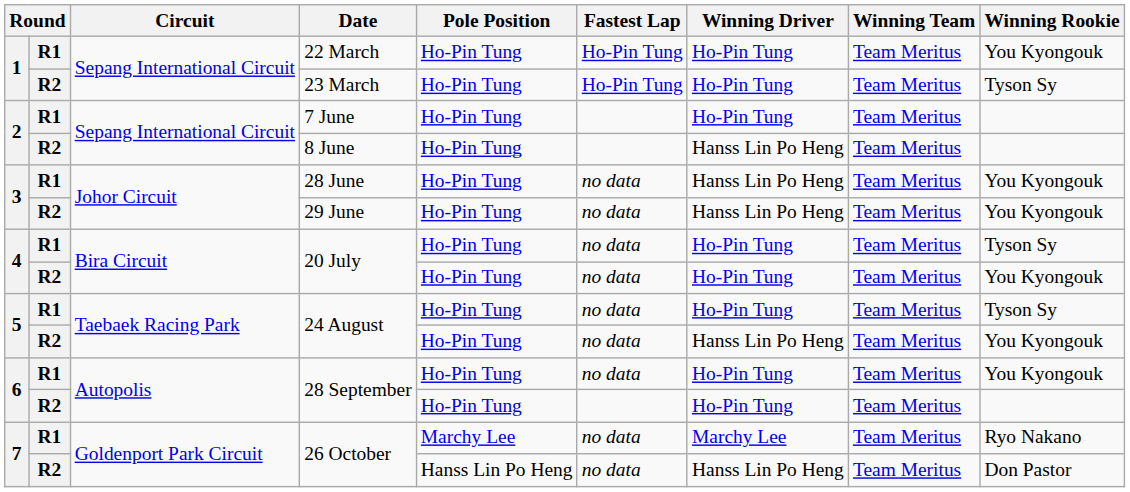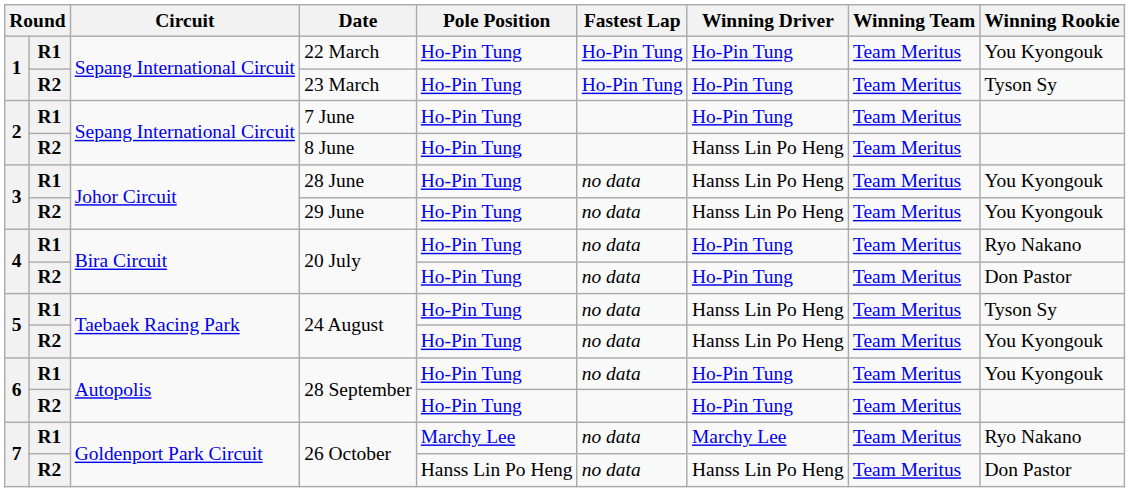(1021, 244) Tyson Sy -> (1033, 244) Ryo Nakano
(1044, 276) You Kyongouk -> (1028, 276) Don Pastor
(743, 308) Ho-Pin Tung -> (768, 308) Hanss Lin Po Heng
